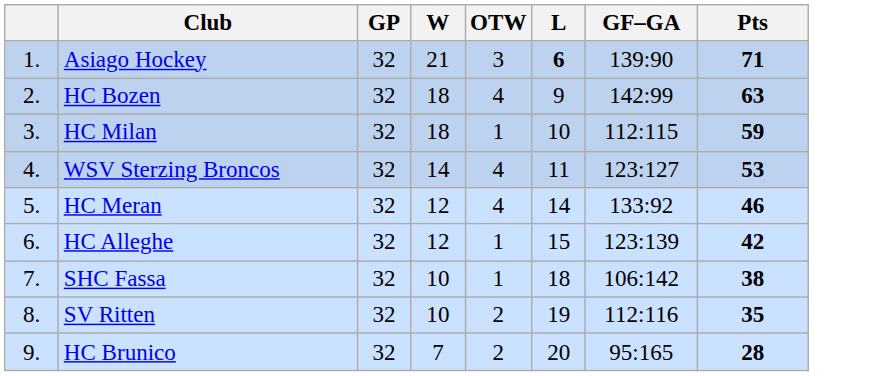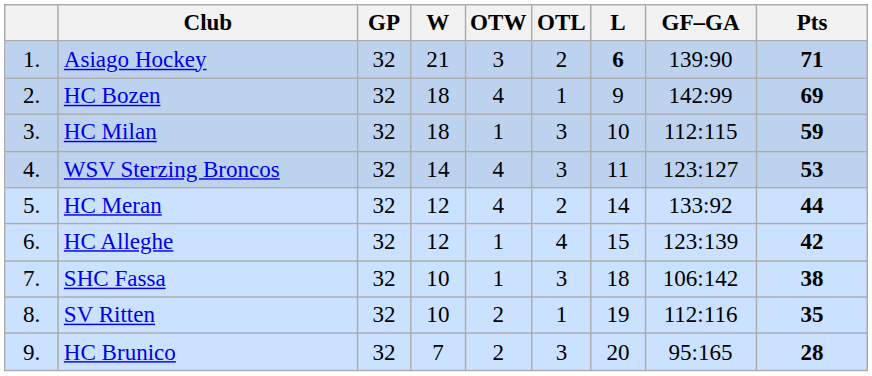+ column: (561, 22)
(753, 95) 63 -> (812, 95) 69
(753, 205) 46 -> (812, 205) 44
